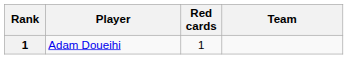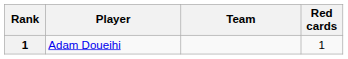columns swapped: (282, 20) <-> (201, 20)
